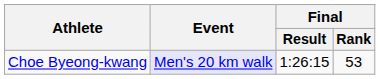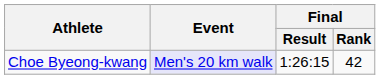(354, 63) 53 -> (354, 63) 42
